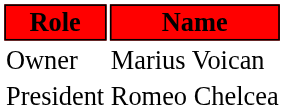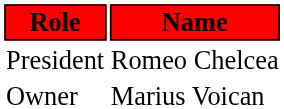rows swapped: (42, 60) <-> (55, 96)
